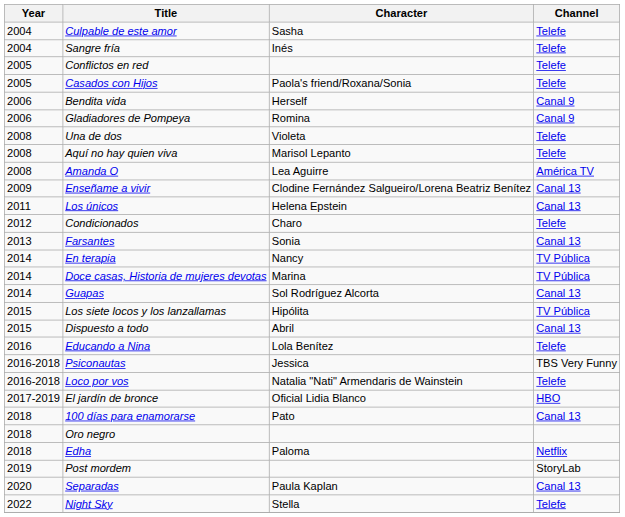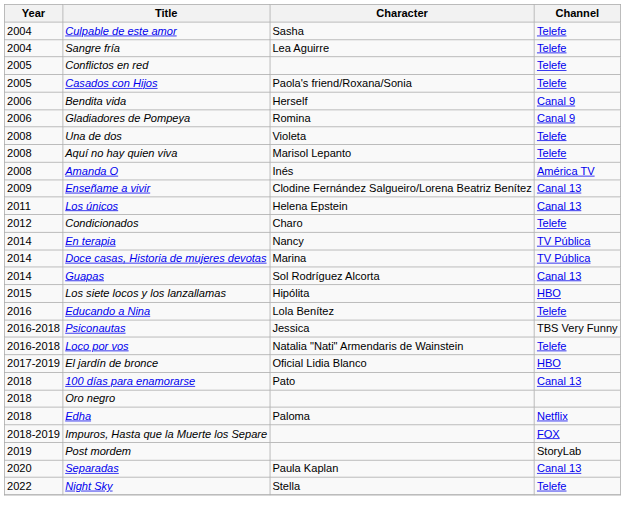(282, 49) Inés -> (301, 49) Lea Aguirre
(300, 171) Lea Aguirre -> (283, 171) Inés
- row: (90, 241)
(563, 311) TV Pública -> (549, 294) HBO
- row: (107, 329)
+ row: (166, 434)
